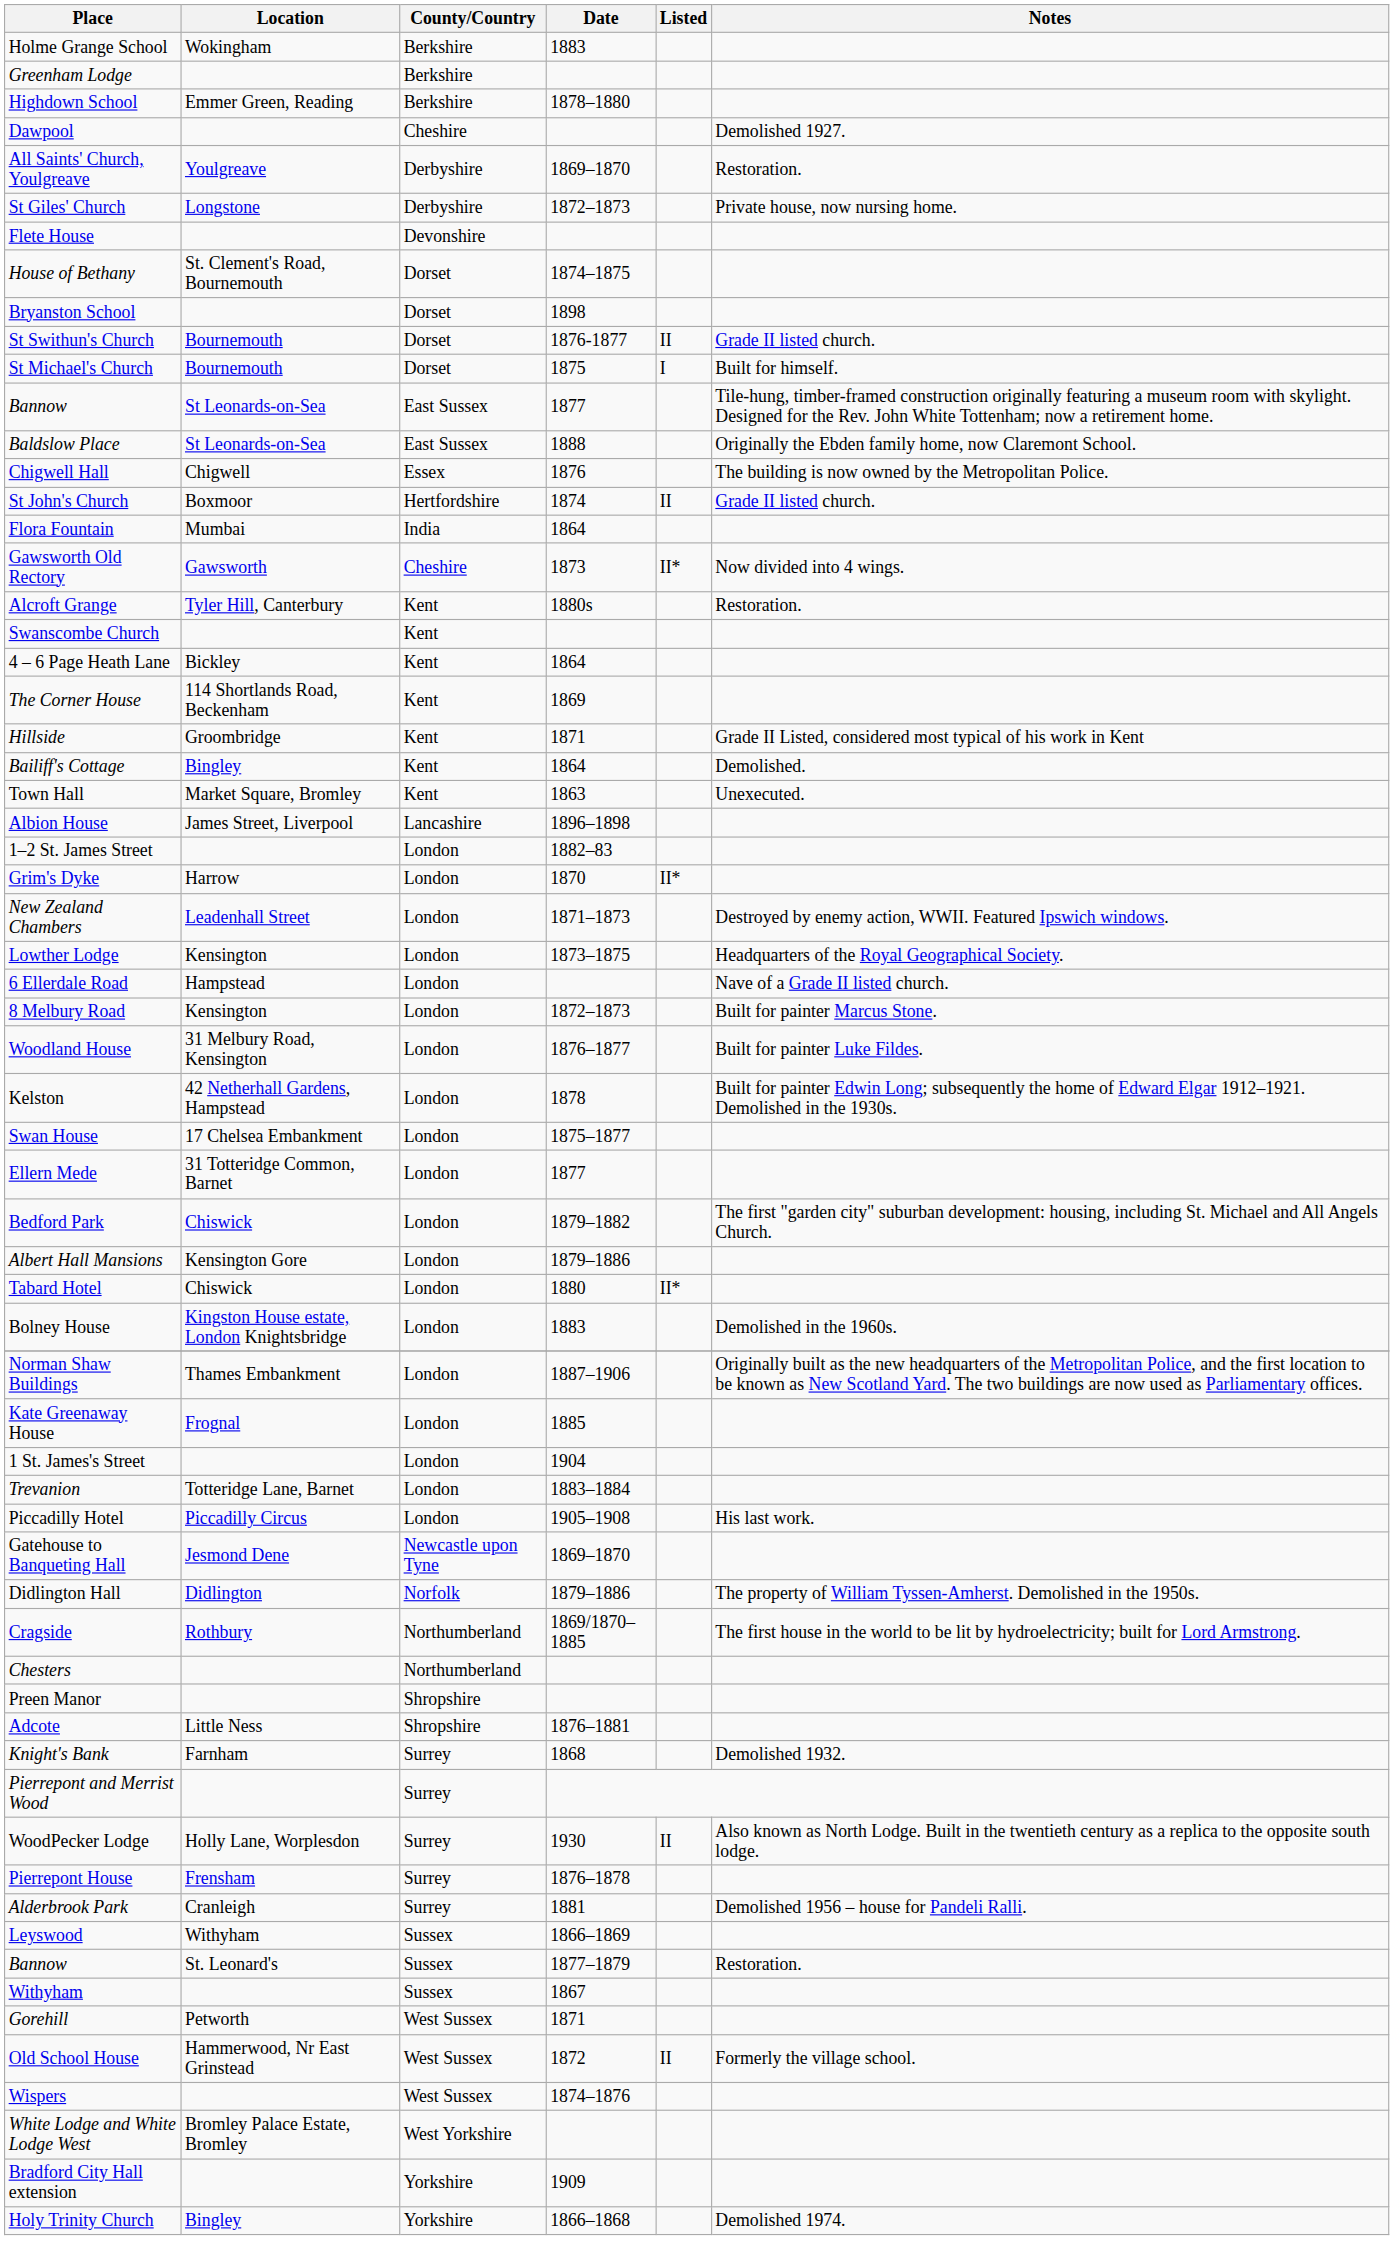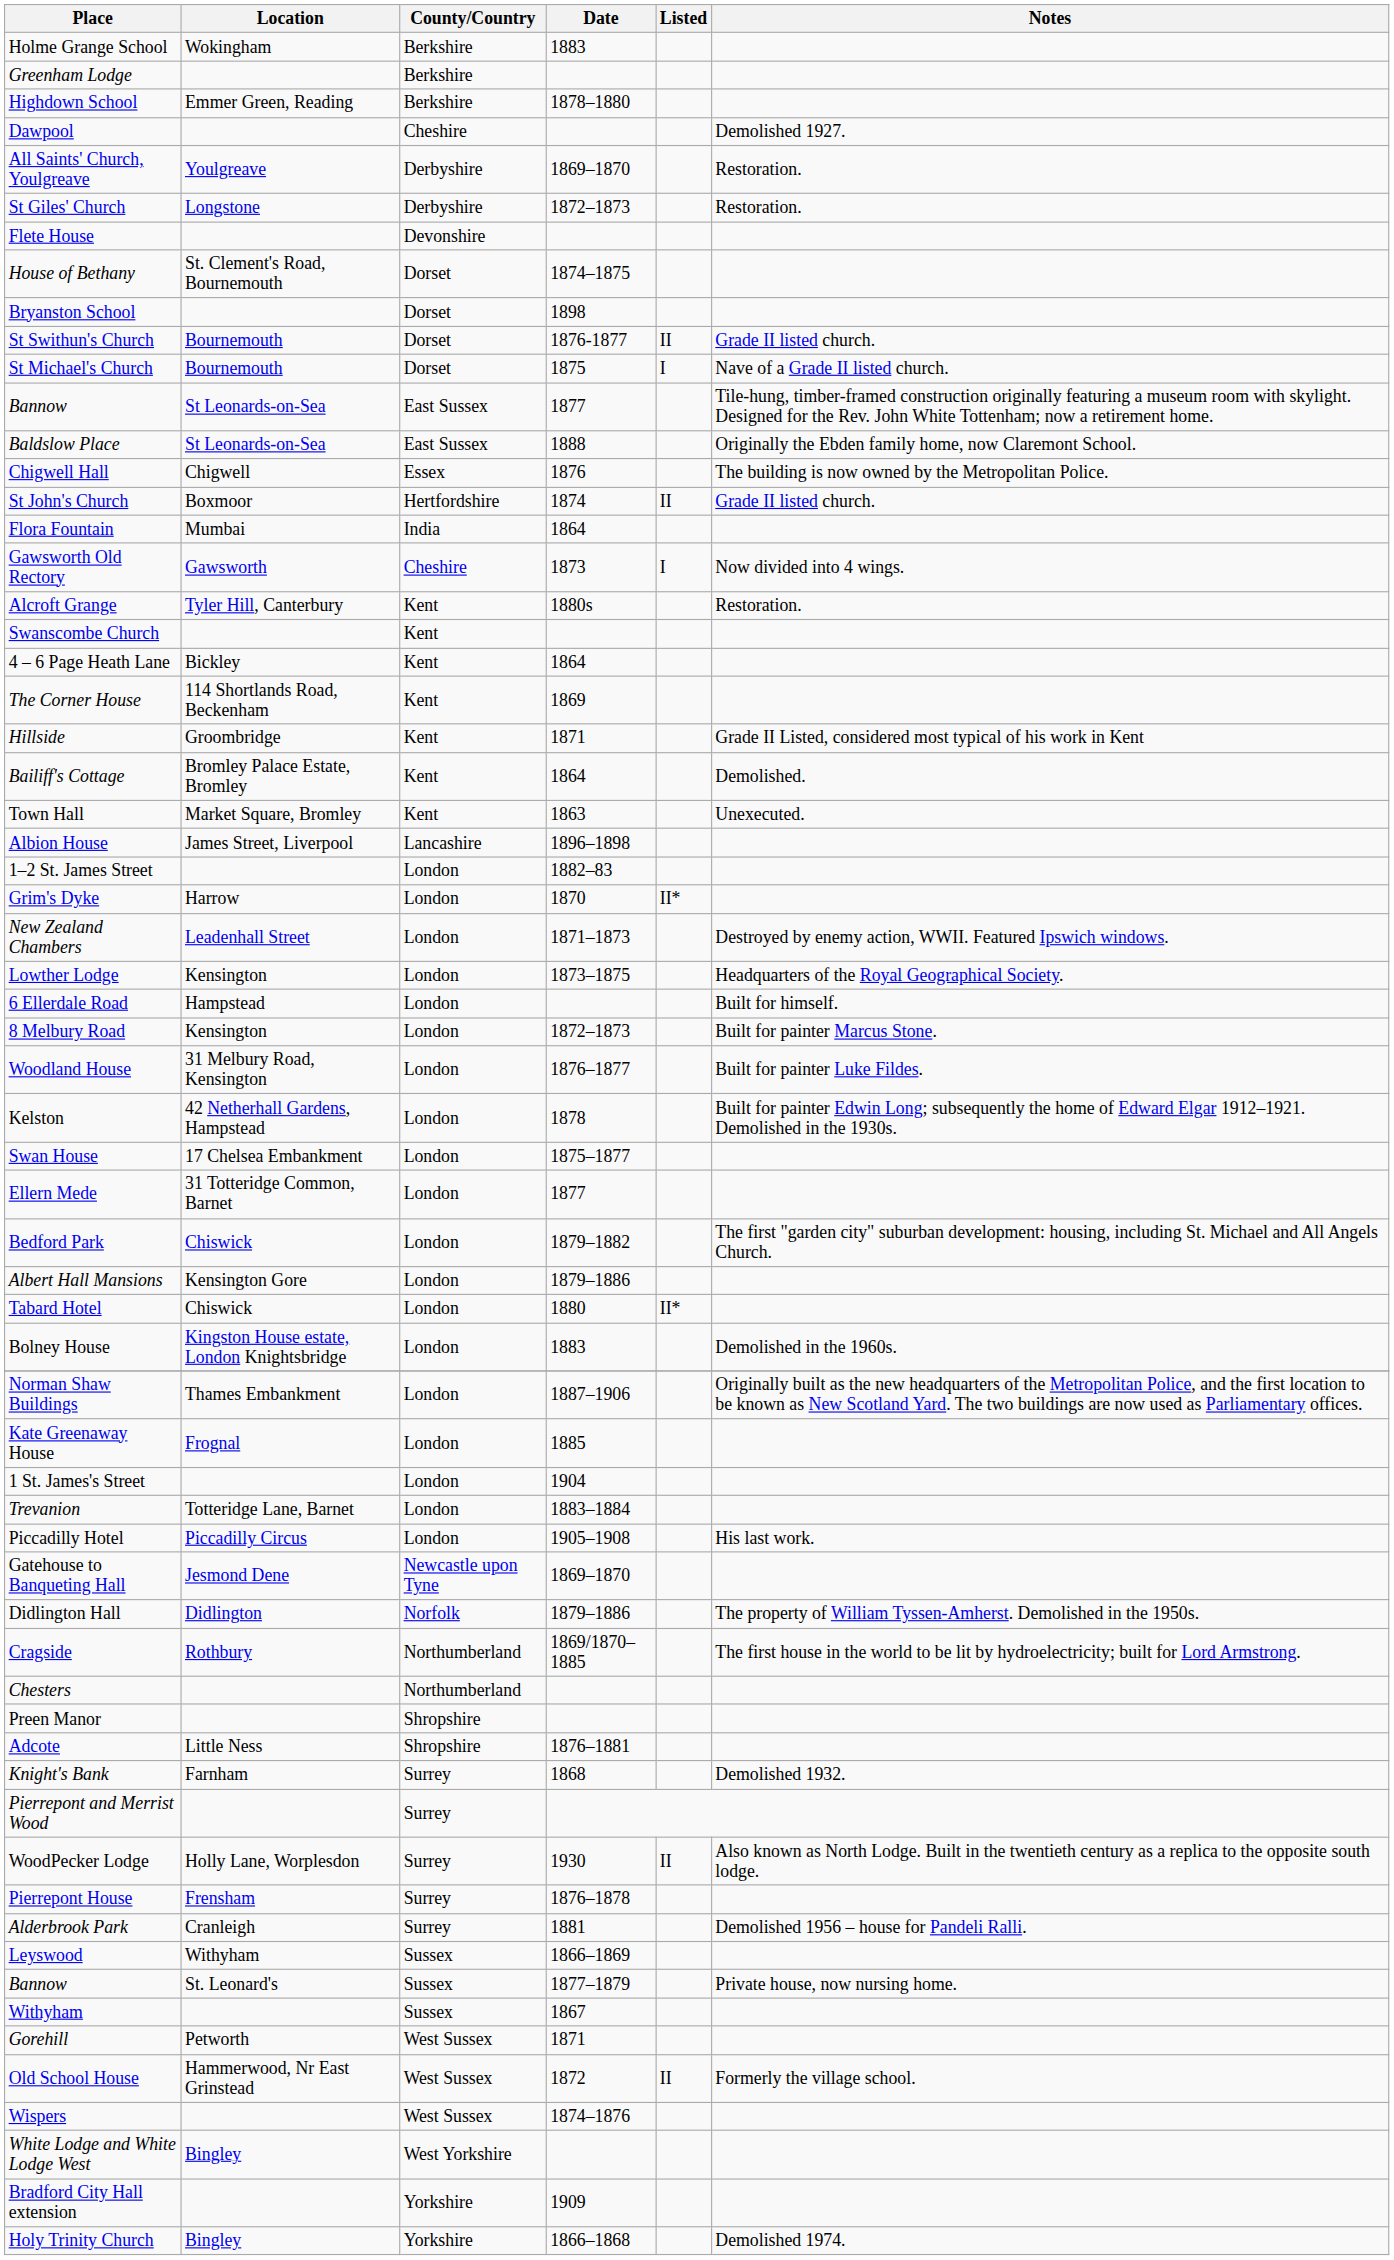(836, 207) Private house, now nursing home. -> (758, 207) Restoration.
(777, 368) Built for himself. -> (832, 368) Nave of a Grade II listed church.
(670, 567) II* -> (663, 567) I
(213, 766) Bingley -> (268, 776) Bromley Palace Estate, Bromley
(832, 983) Nave of a Grade II listed church. -> (777, 1003) Built for himself.
(758, 1963) Restoration. -> (836, 1983) Private house, now nursing home.
(268, 2134) Bromley Palace Estate, Bromley -> (213, 2154) Bingley
